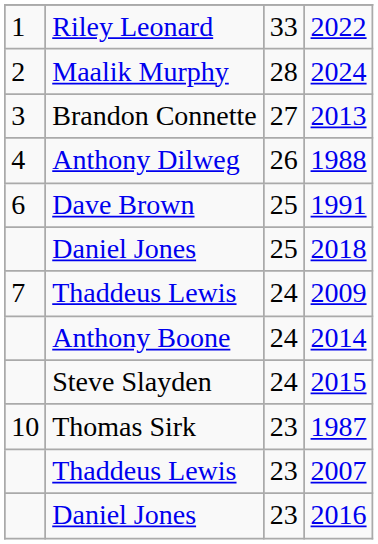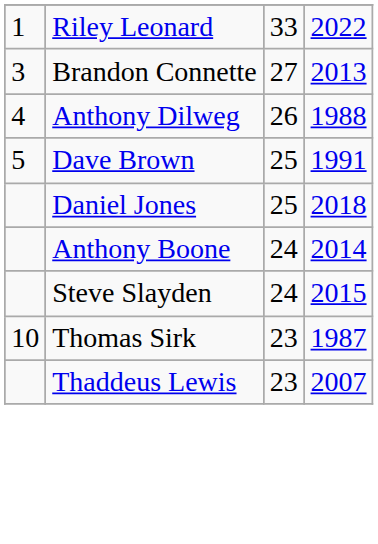- row: (339, 71)
(18, 204) 6 -> (18, 159) 5
- row: (339, 293)
- row: (339, 515)
